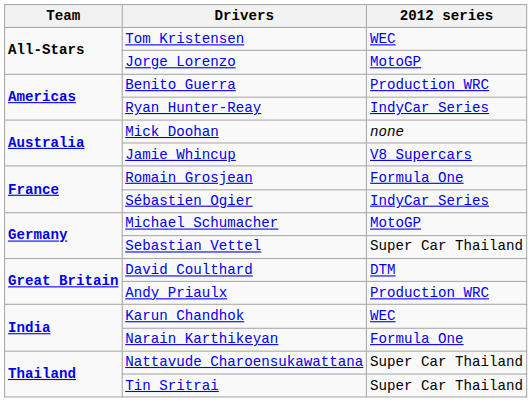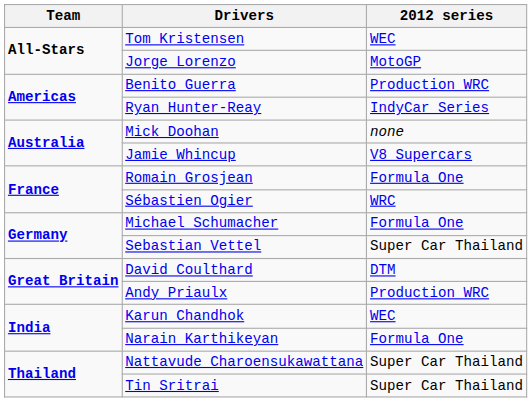(430, 201) IndyCar Series -> (383, 201) WRC
(396, 224) MotoGP -> (417, 224) Formula One
